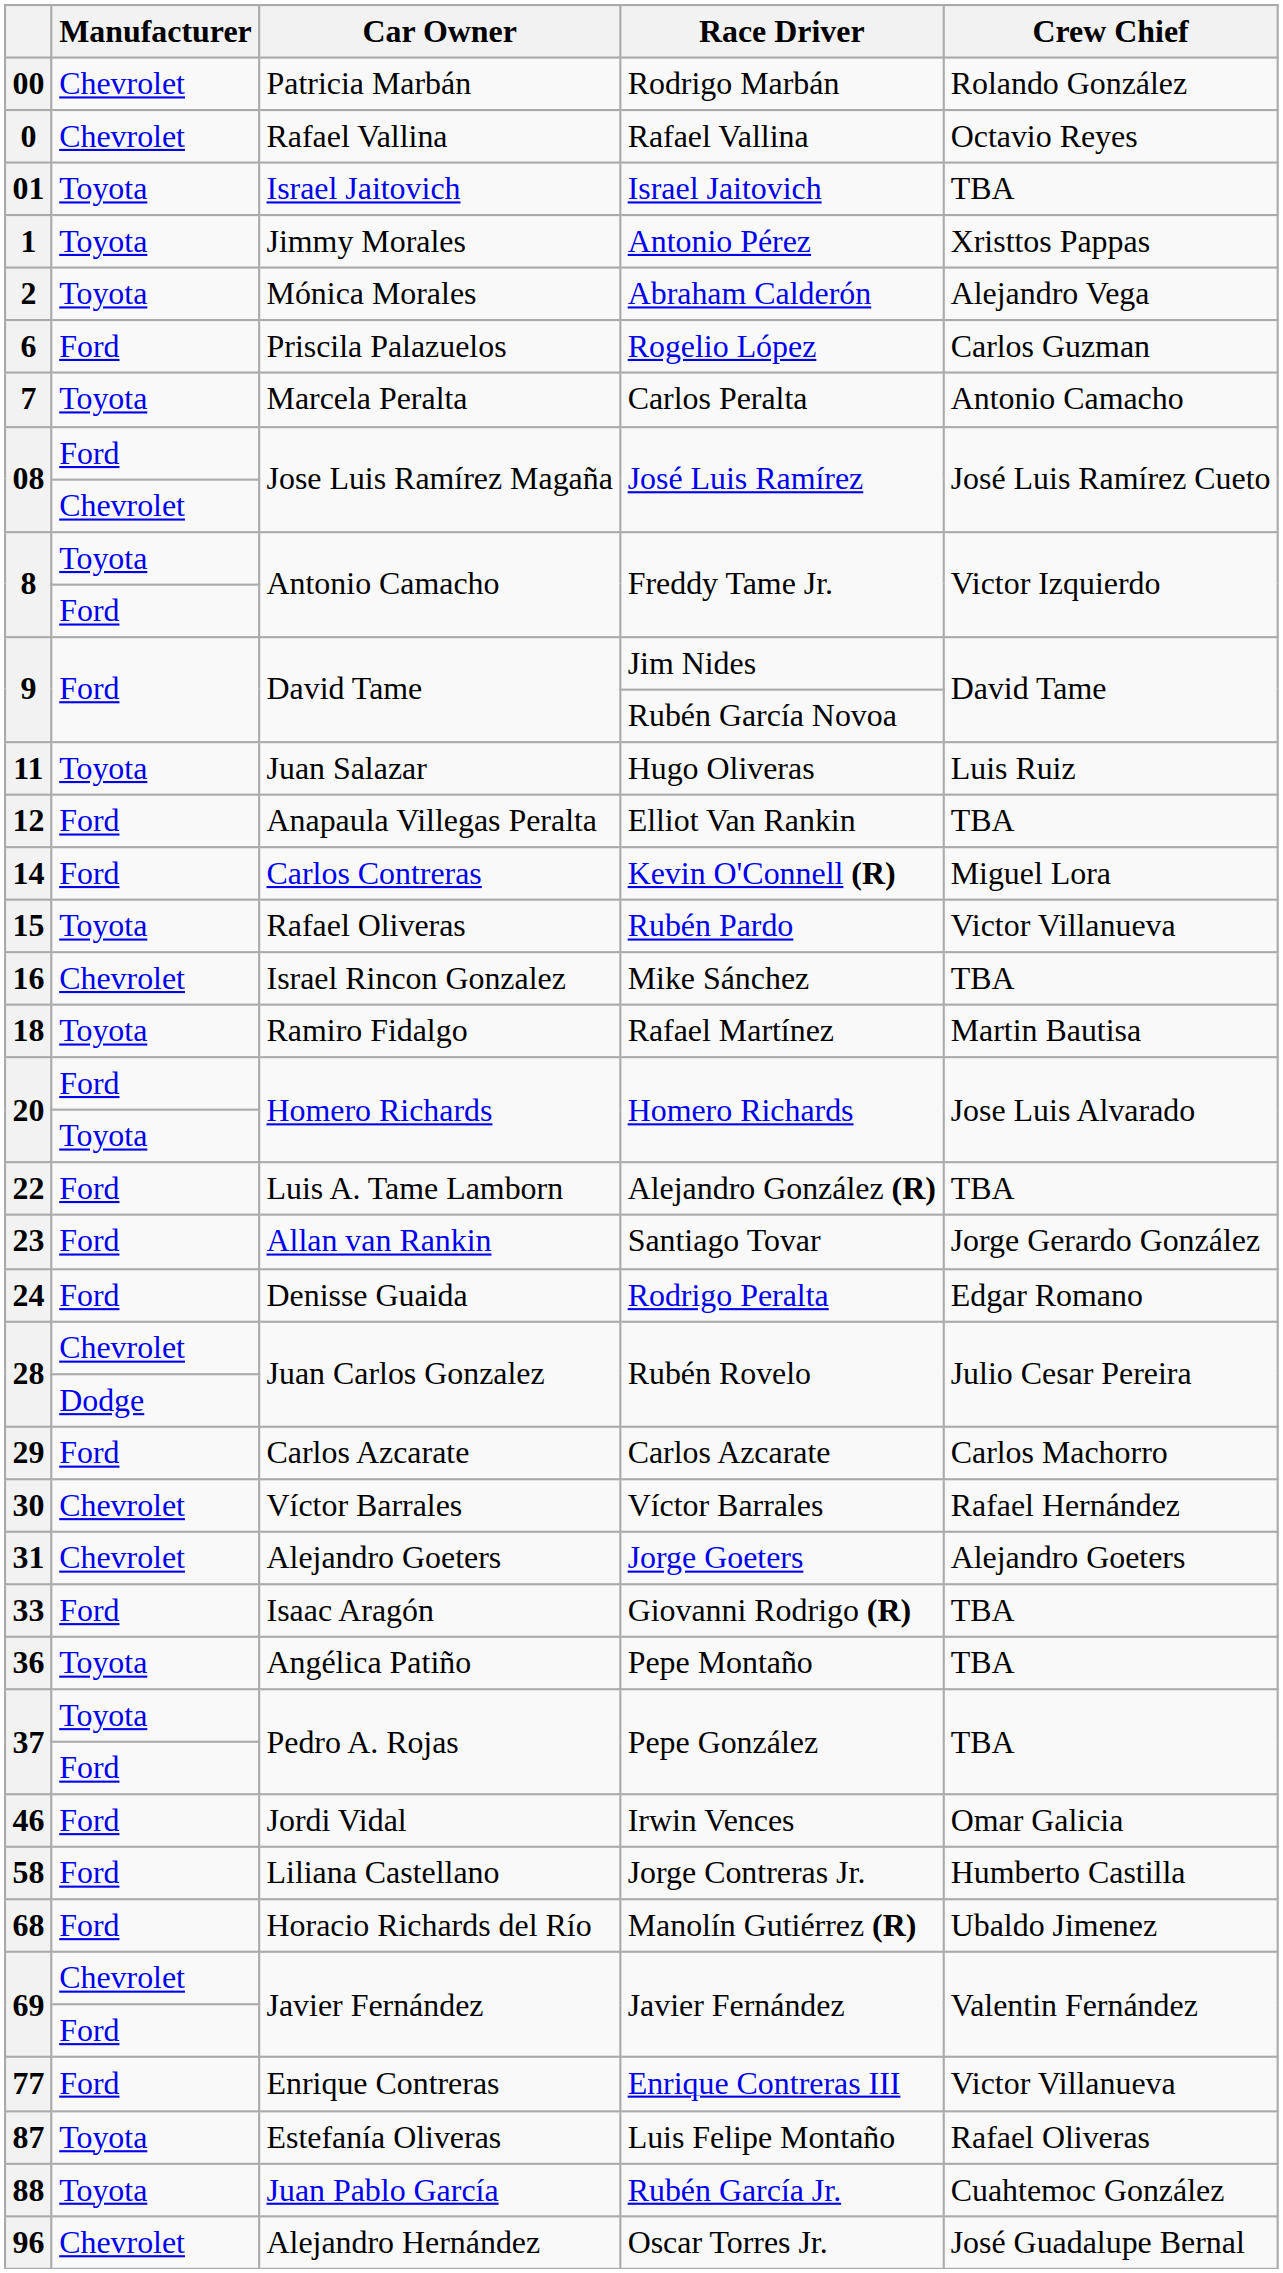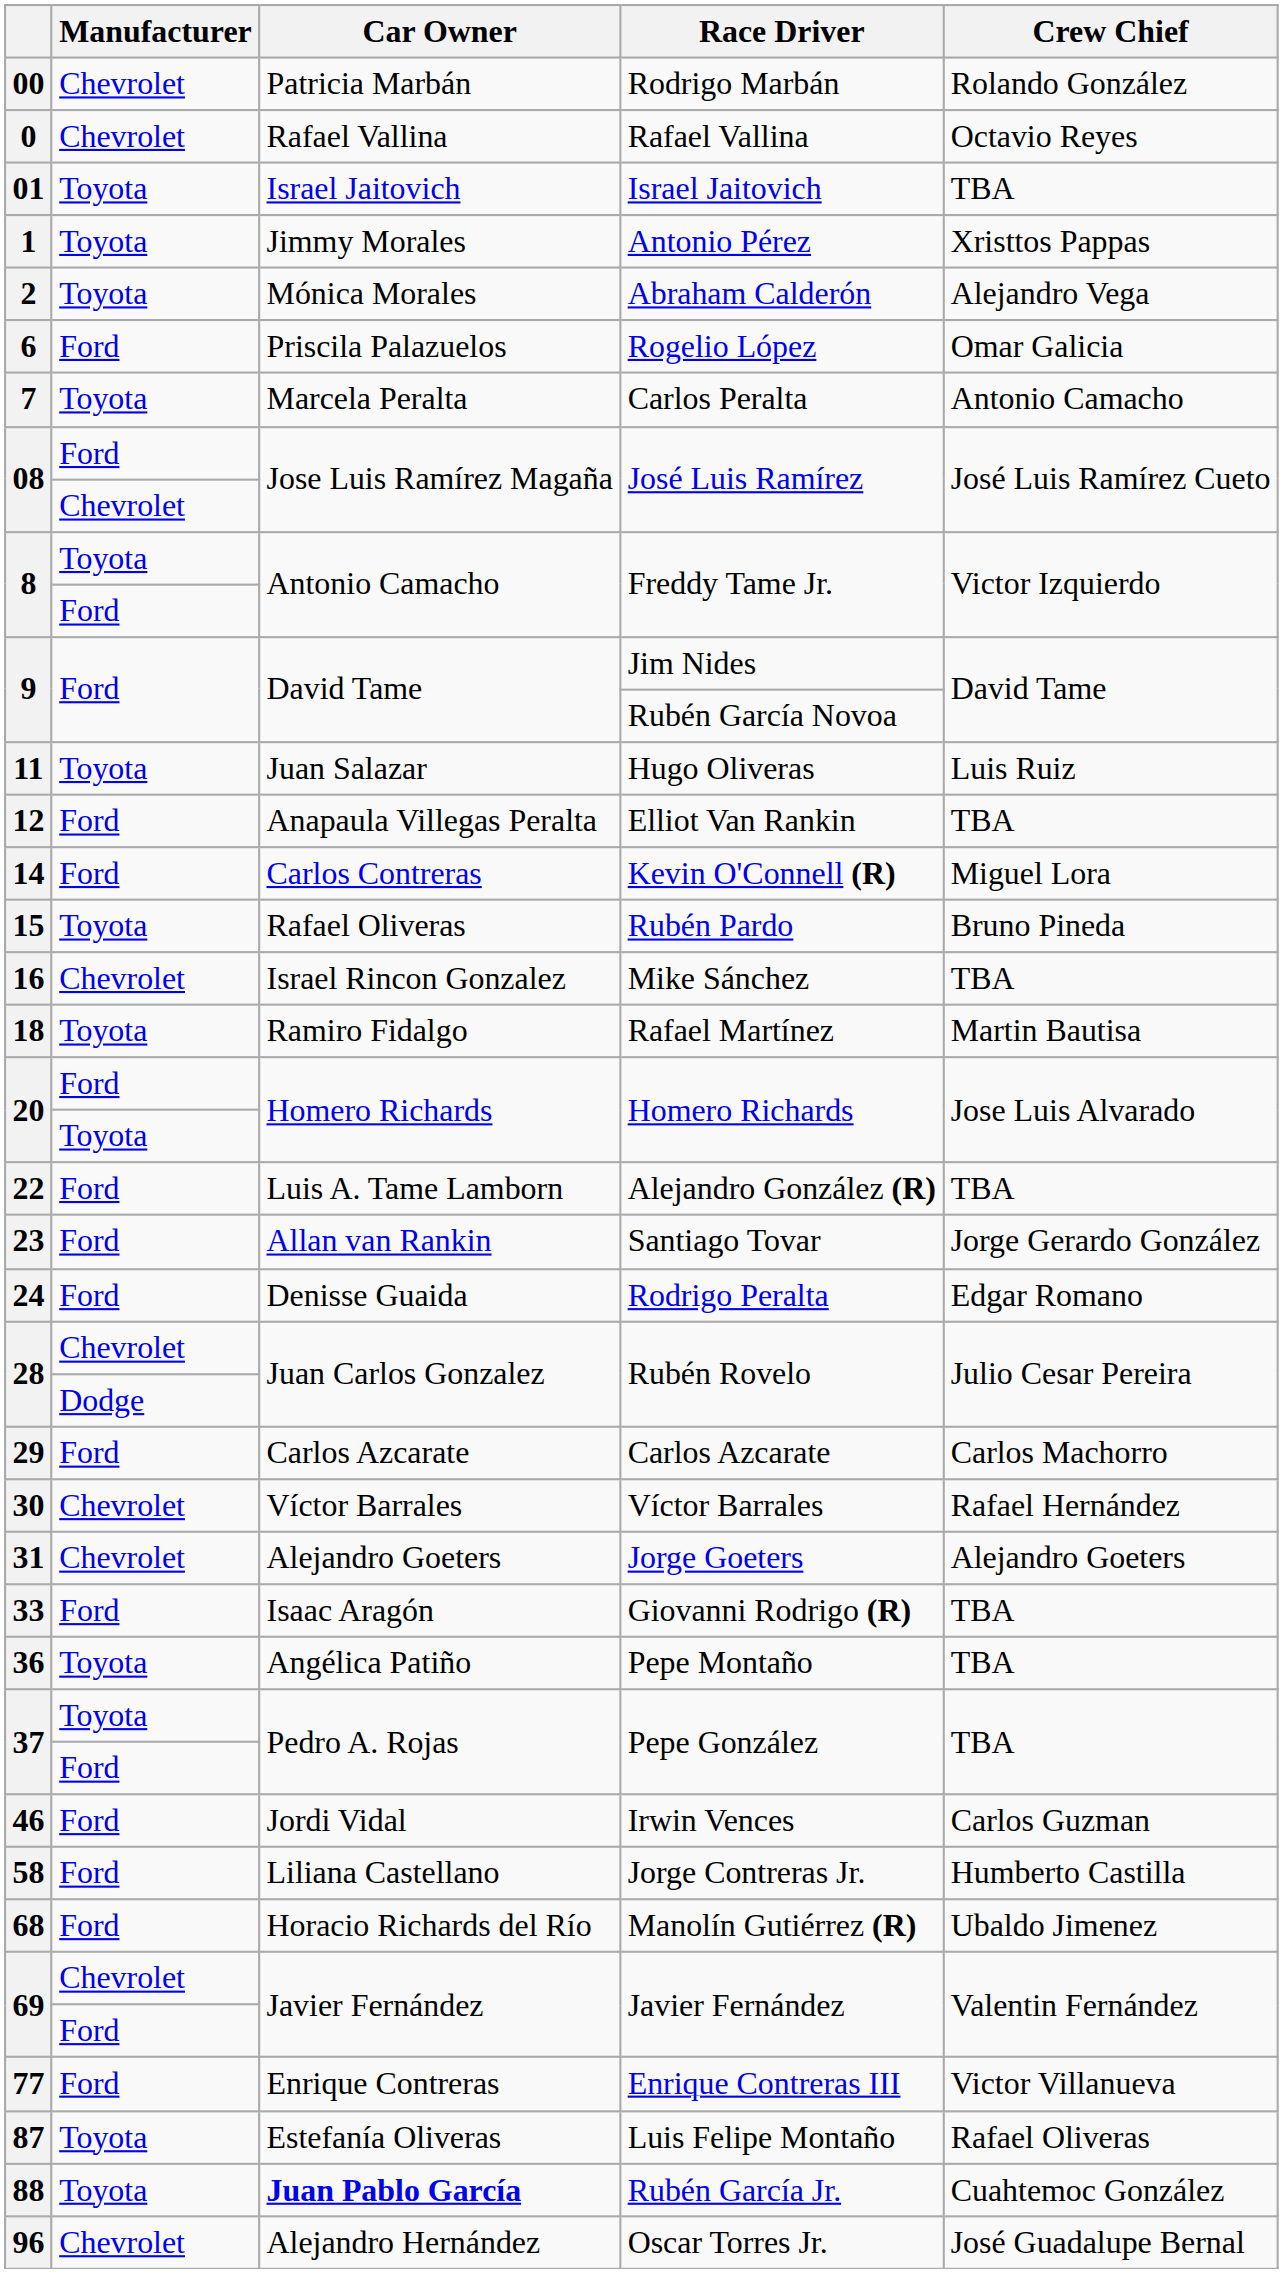(1050, 346) Carlos Guzman -> (1037, 346) Omar Galicia
(1063, 925) Victor Villanueva -> (1038, 925) Bruno Pineda
(1037, 1820) Omar Galicia -> (1050, 1820) Carlos Guzman
(383, 2188) normal -> (394, 2188) bold
